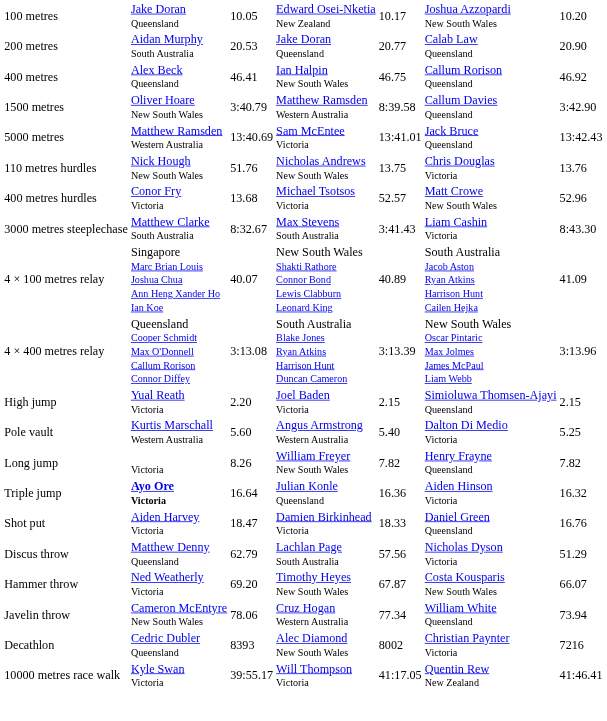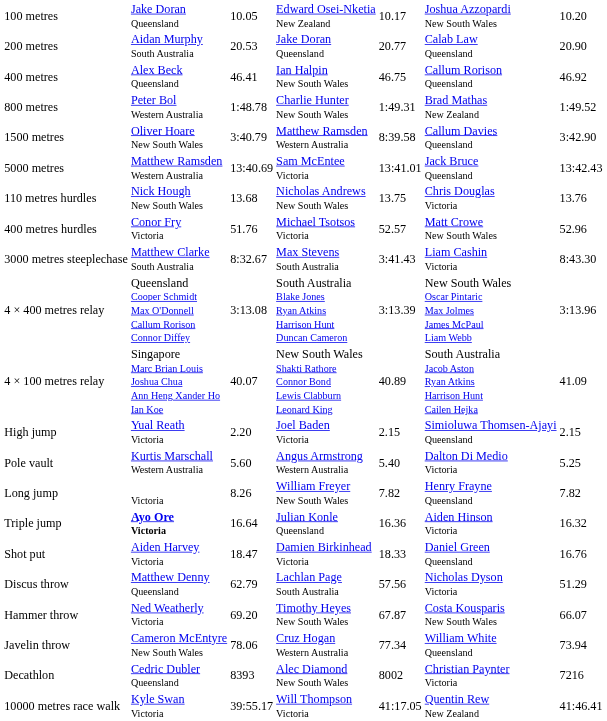+ row: (31, 107)
(244, 168) 51.76 -> (244, 198) 13.68
(244, 198) 13.68 -> (244, 228) 51.76
rows swapped: (54, 279) <-> (54, 351)
